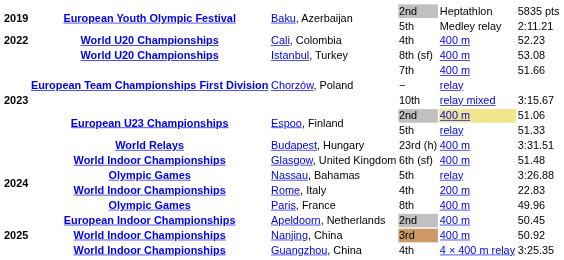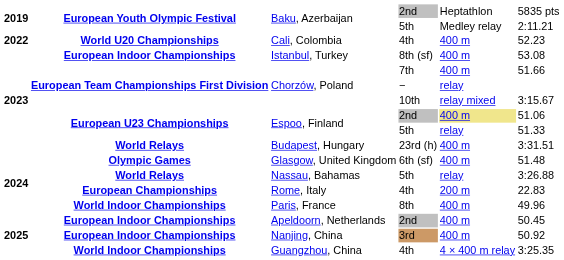(150, 56) World U20 Championships -> (150, 56) European Indoor Championships
(150, 160) World Indoor Championships -> (150, 160) Olympic Games
(150, 175) Olympic Games -> (150, 175) World Relays
(150, 190) World Indoor Championships -> (150, 190) European Championships
(150, 205) Olympic Games -> (150, 205) World Indoor Championships
(150, 235) World Indoor Championships -> (150, 235) European Indoor Championships
